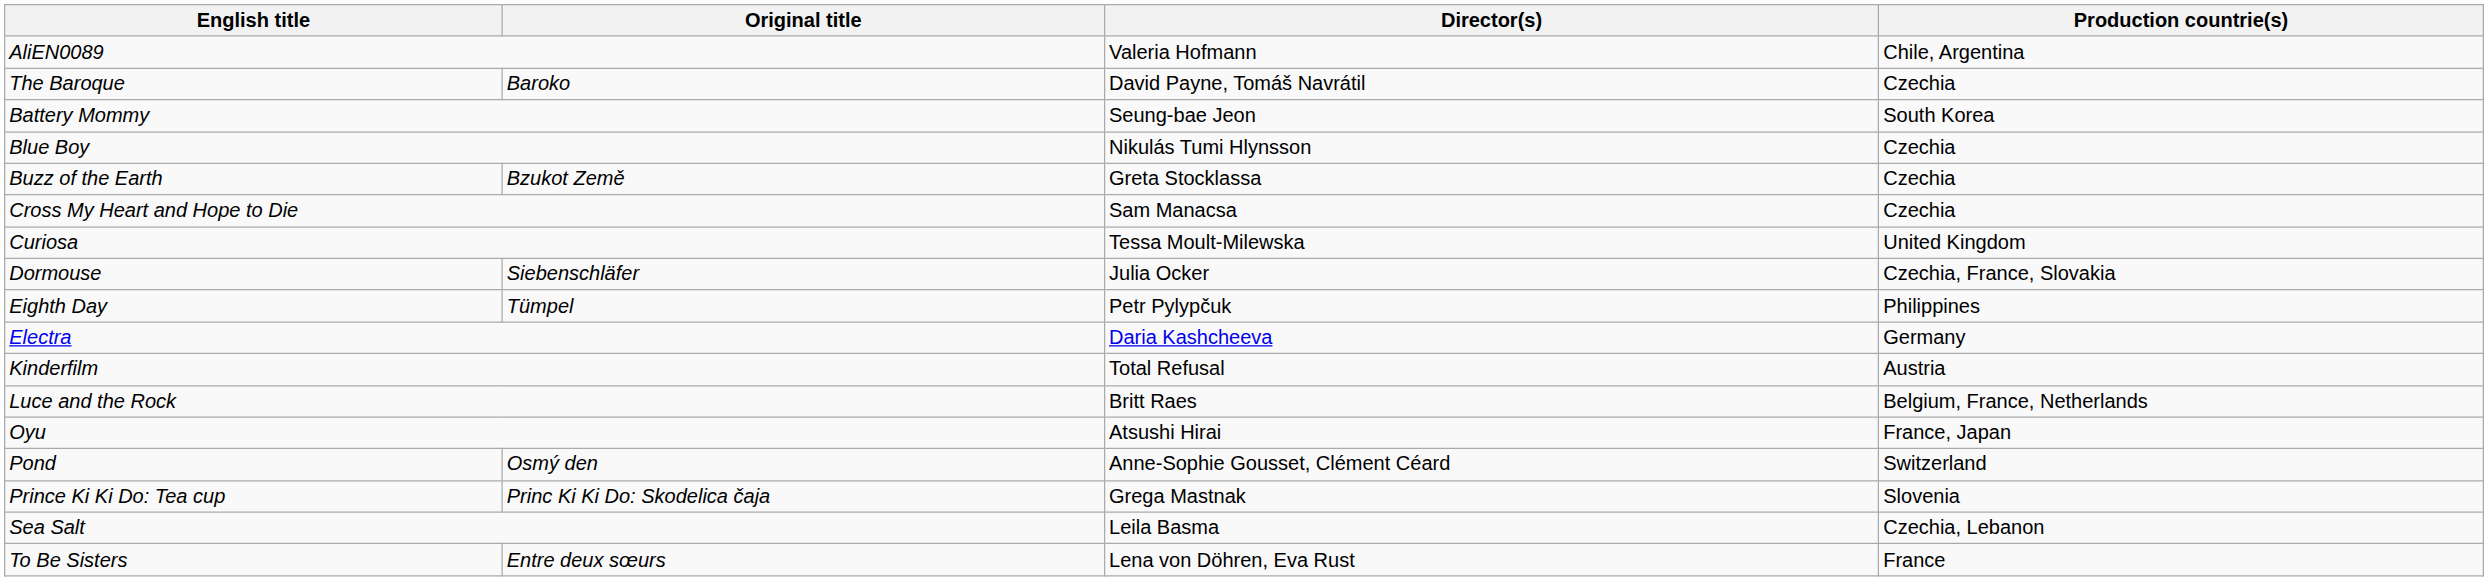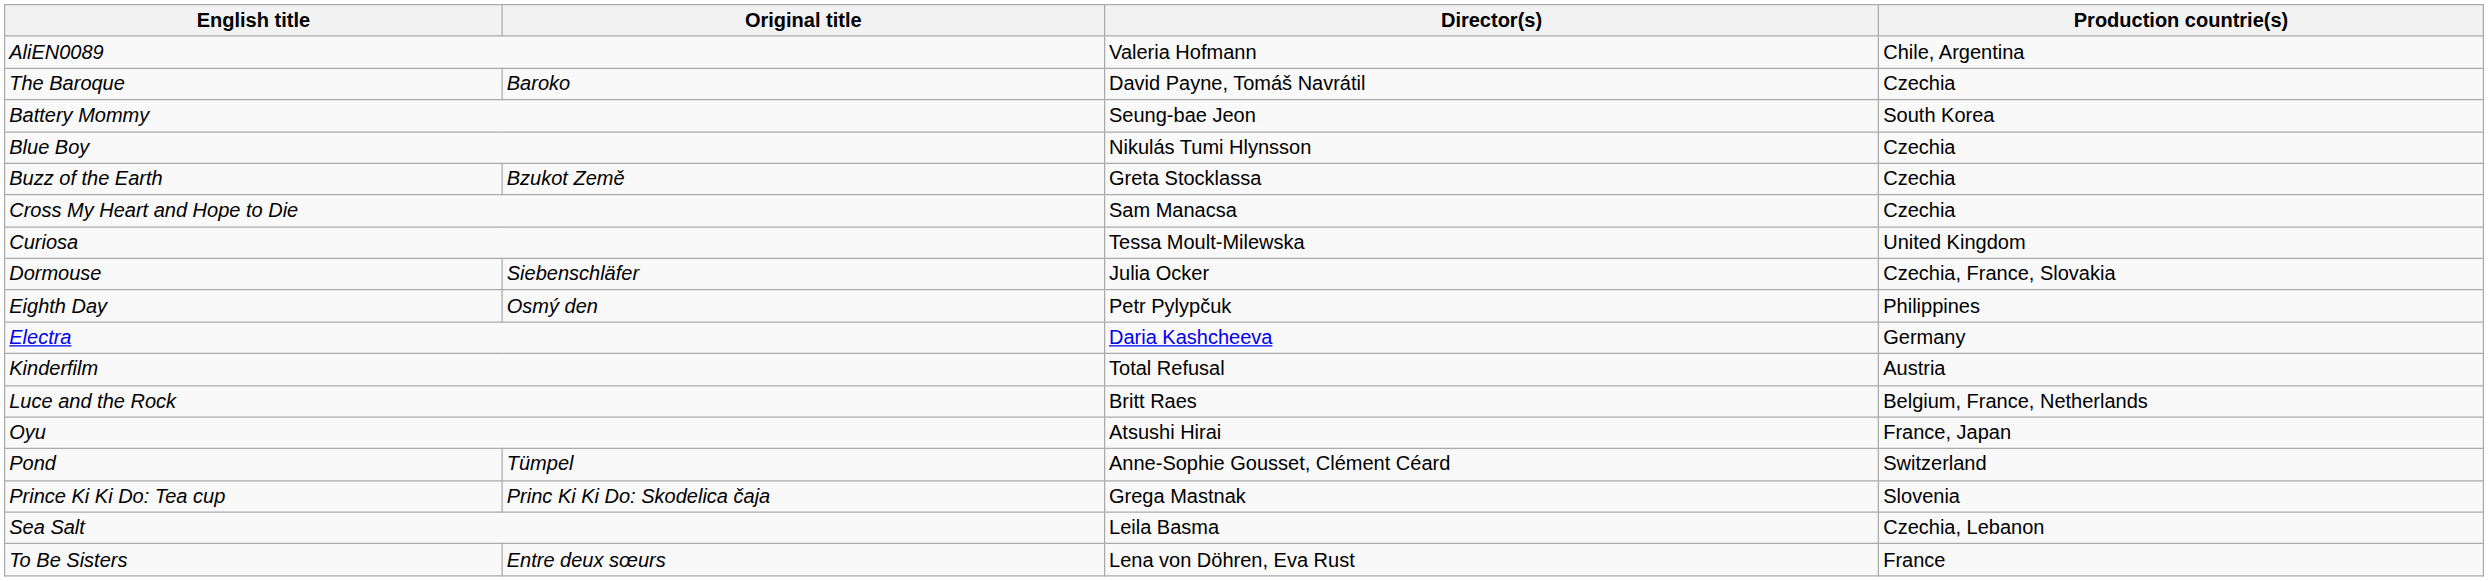(540, 305) Tümpel -> (552, 305) Osmý den
(552, 464) Osmý den -> (540, 464) Tümpel
